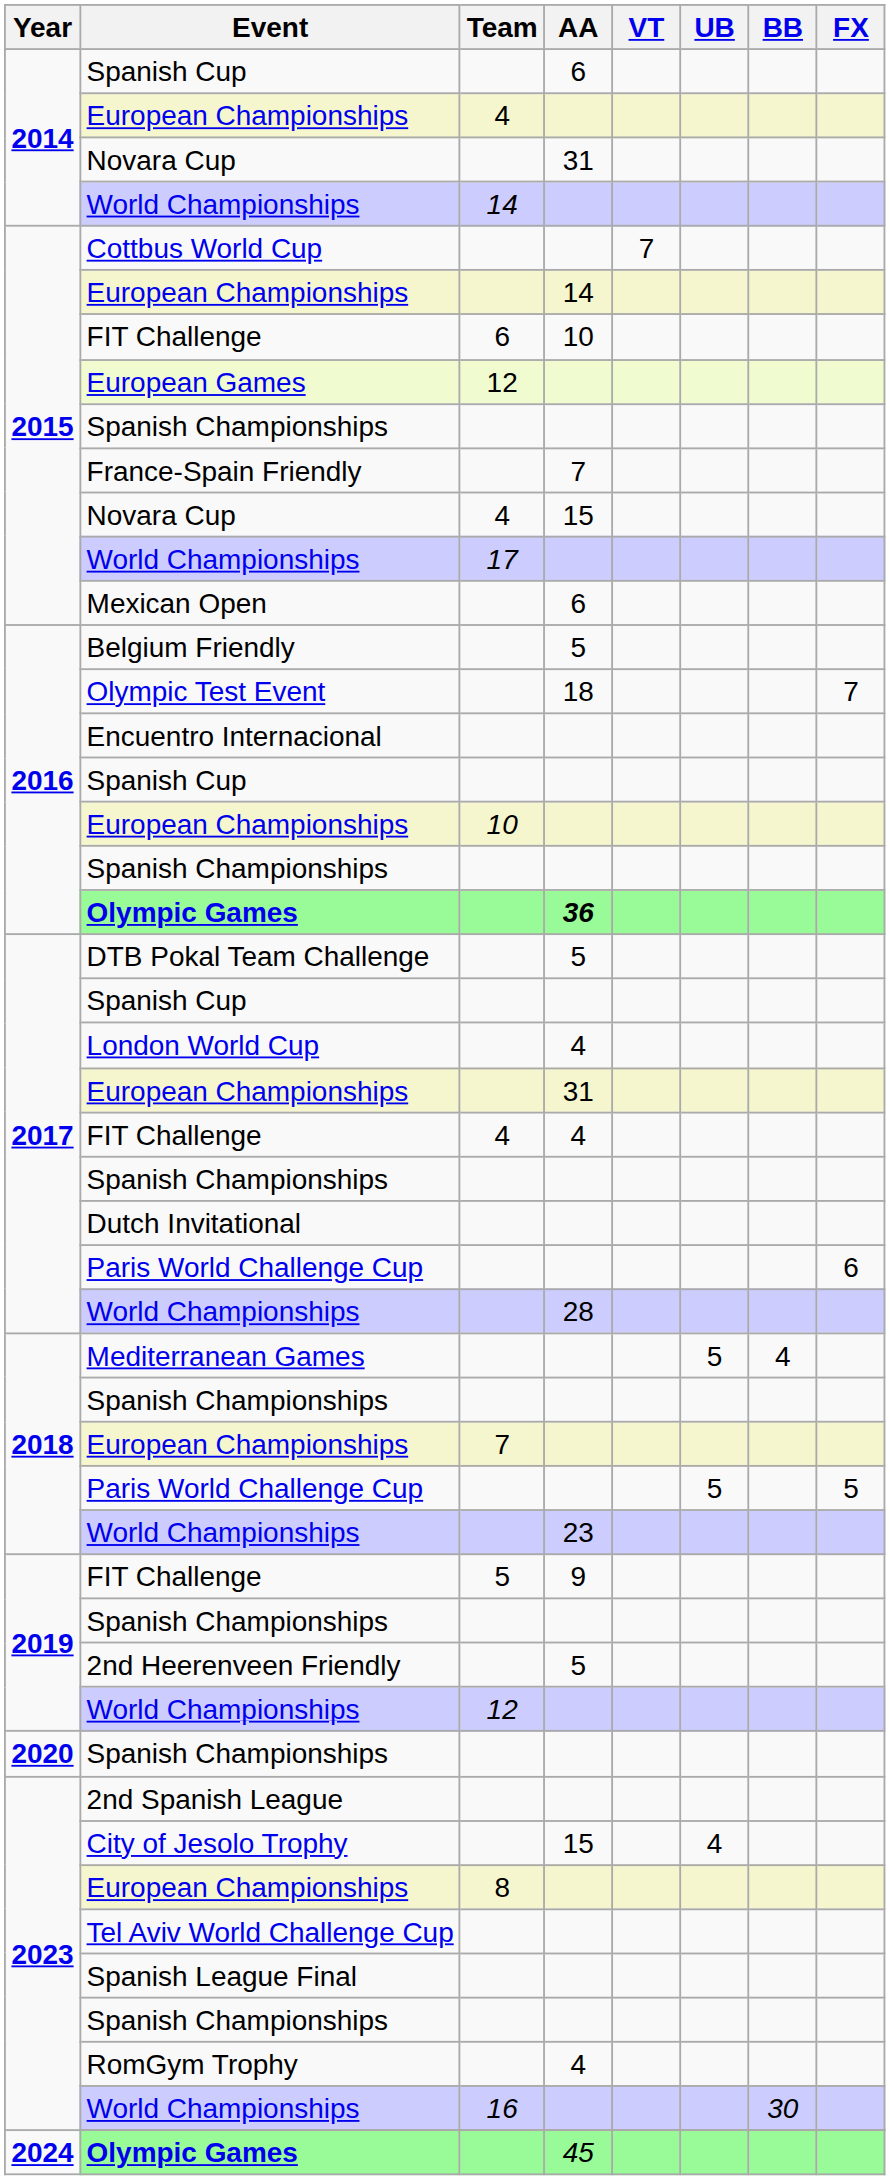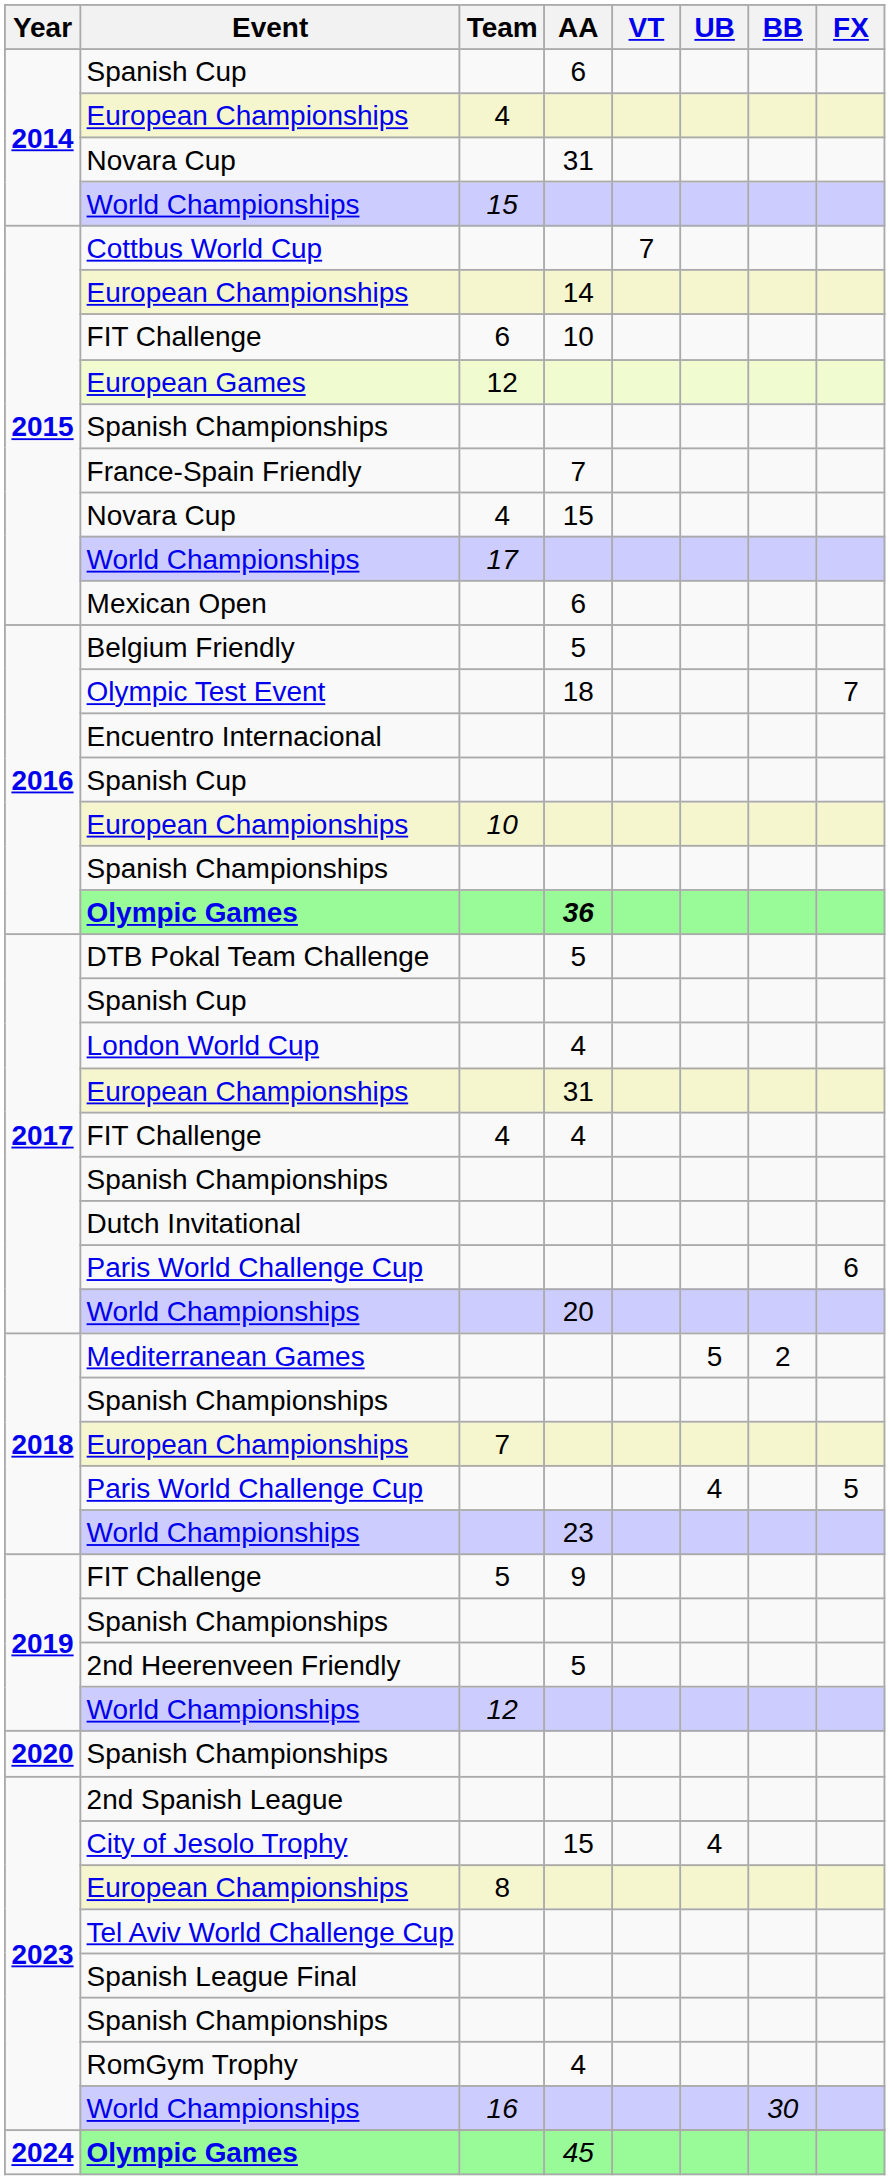(502, 204) 14 -> (502, 204) 15
(578, 1311) 28 -> (578, 1311) 20
(783, 1355) 4 -> (783, 1355) 2
(715, 1488) 5 -> (715, 1488) 4
